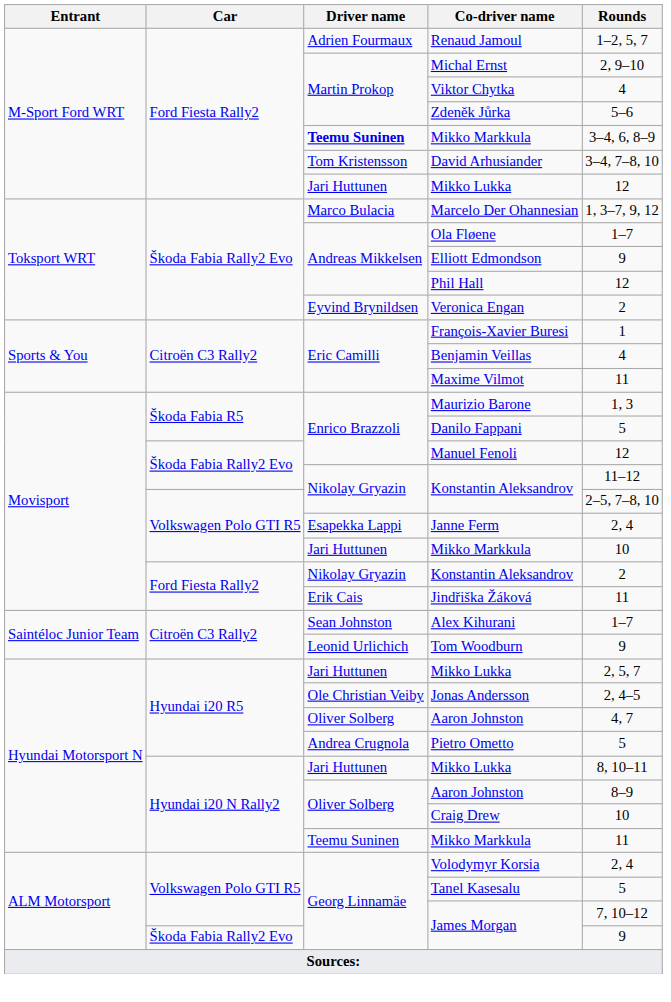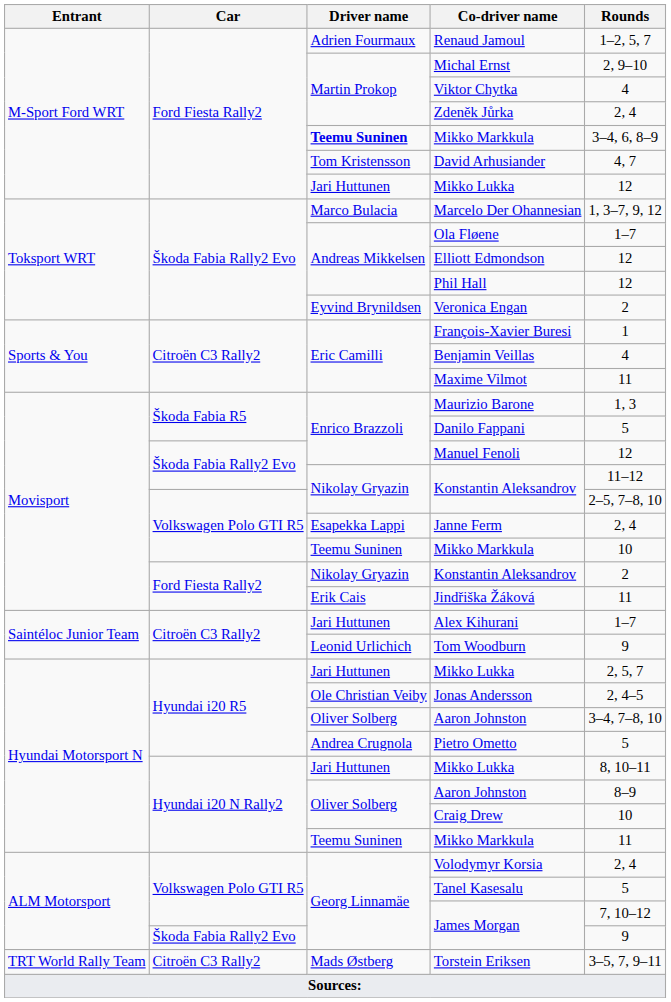(622, 113) 5–6 -> (625, 113) 2, 4
(622, 161) 3–4, 7–8, 10 -> (625, 161) 4, 7
(622, 258) 9 -> (625, 258) 12
(347, 549) Jari Huttunen -> (356, 549) Teemu Suninen
(350, 622) Sean Johnston -> (350, 622) Jari Huttunen
(622, 718) 4, 7 -> (625, 718) 3–4, 7–8, 10
+ row: (206, 961)
